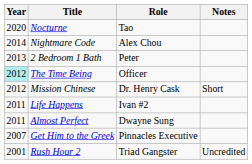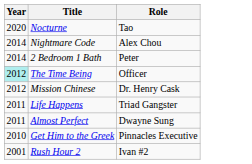- column: (224, 12)
(16, 58) 2013 -> (16, 58) 2014
(134, 105) Ivan #2 -> (148, 105) Triad Gangster
(16, 136) 2007 -> (16, 136) 2010
(148, 151) Triad Gangster -> (134, 151) Ivan #2
